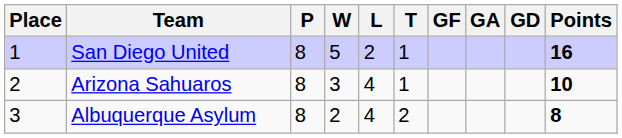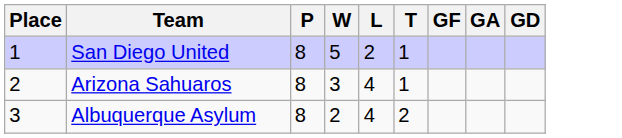- column: (581, 20)
